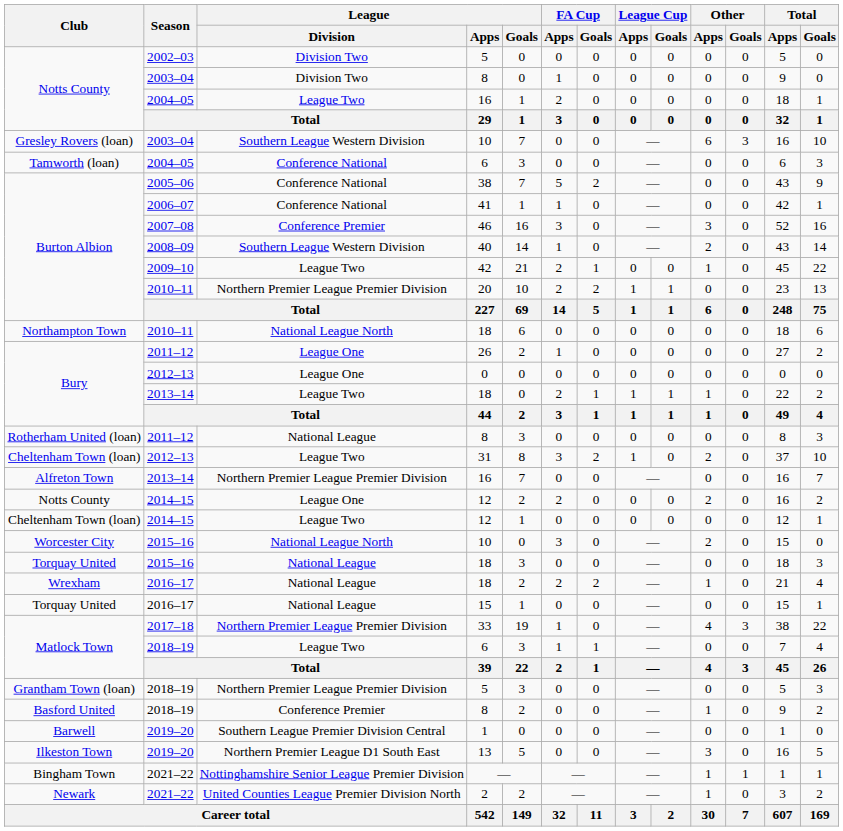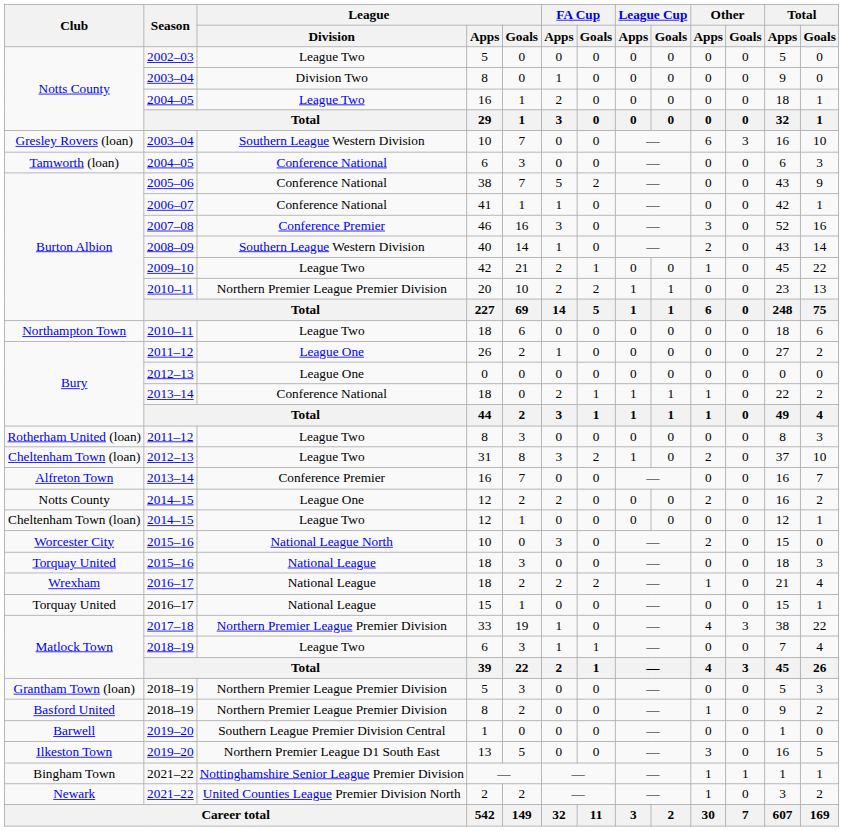(332, 57) Division Two -> (332, 57) League Two
(332, 330) National League North -> (332, 330) League Two
(332, 394) League Two -> (332, 394) Conference National
(332, 436) National League -> (332, 436) League Two
(332, 478) Northern Premier League Premier Division -> (332, 478) Conference Premier
(332, 710) Conference Premier -> (332, 710) Northern Premier League Premier Division
